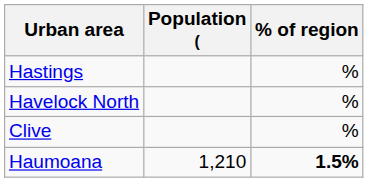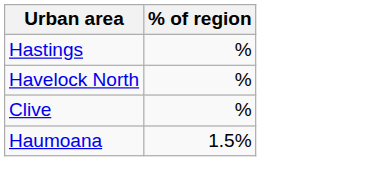- column: (197, 30)
(337, 161) bold -> (230, 140) normal
